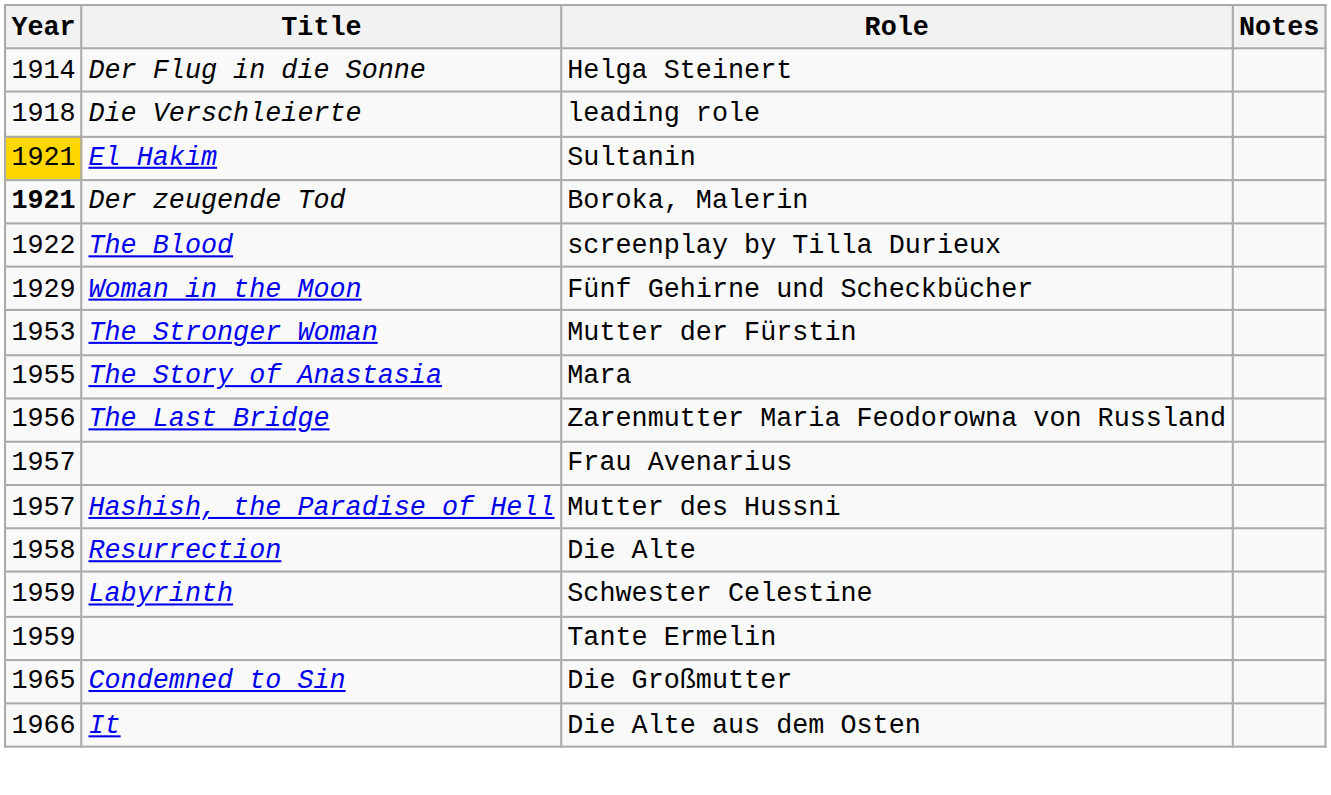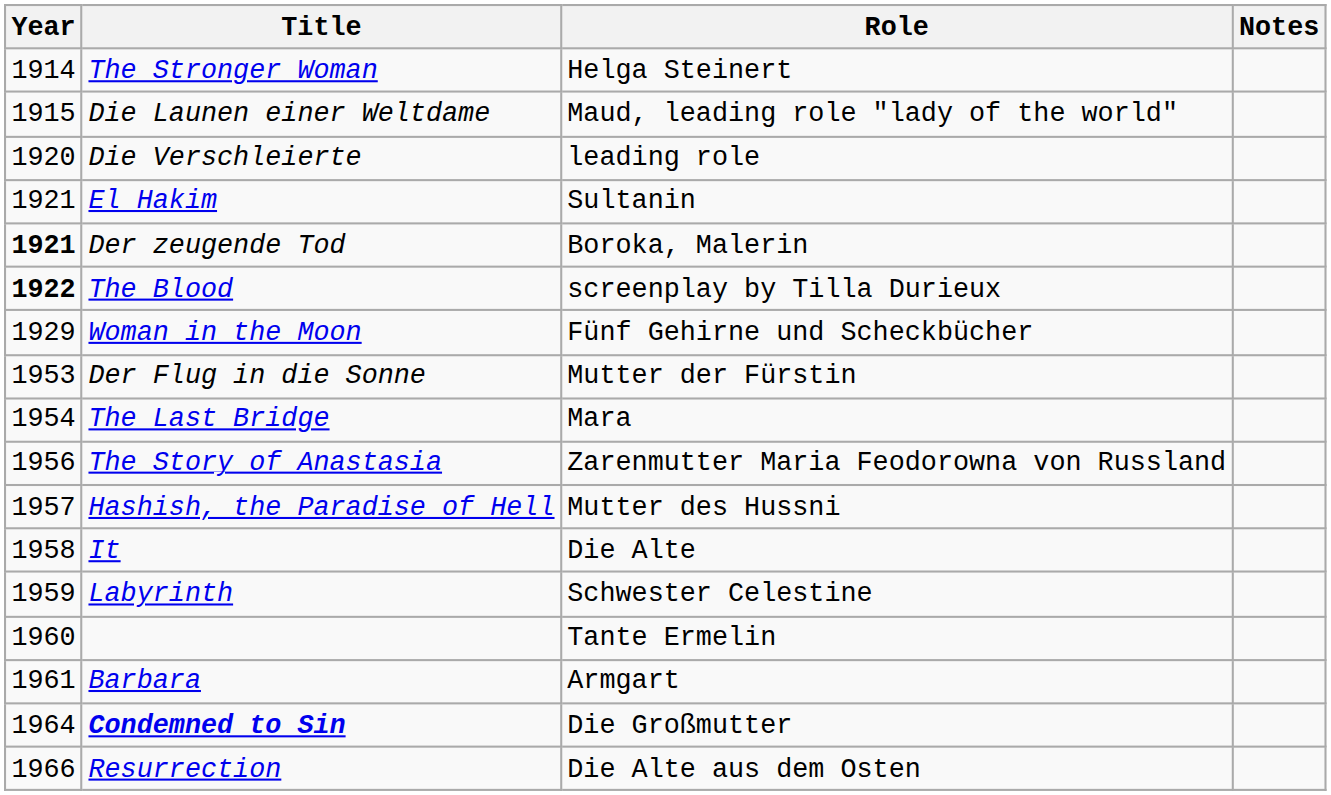(257, 70) Der Flug in die Sonne -> (233, 70) The Stronger Woman
+ row: (873, 114)
(44, 114) 1918 -> (44, 158) 1920
(44, 158) gold background -> (44, 201) no background
(44, 245) normal -> (44, 289) bold
(233, 332) The Stronger Woman -> (257, 376) Der Flug in die Sonne
(44, 376) 1955 -> (44, 420) 1954
(265, 376) The Story of Anastasia -> (209, 420) The Last Bridge
(209, 420) The Last Bridge -> (265, 463) The Story of Anastasia
- row: (680, 463)
(185, 551) Resurrection -> (105, 551) It
(44, 638) 1959 -> (44, 638) 1960
+ row: (624, 682)
(44, 682) 1965 -> (44, 725) 1964
(217, 682) normal -> (217, 725) bold
(105, 725) It -> (185, 769) Resurrection
